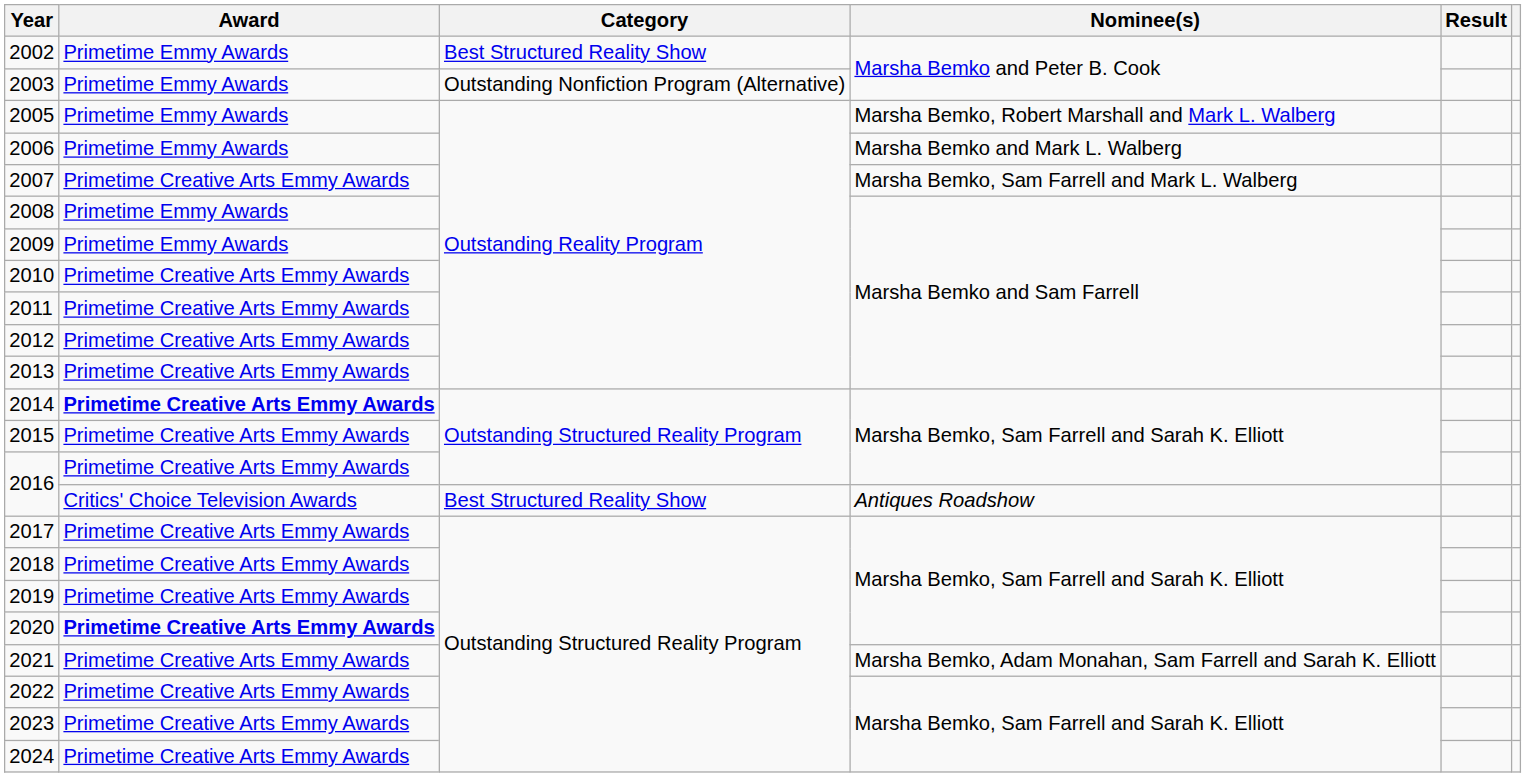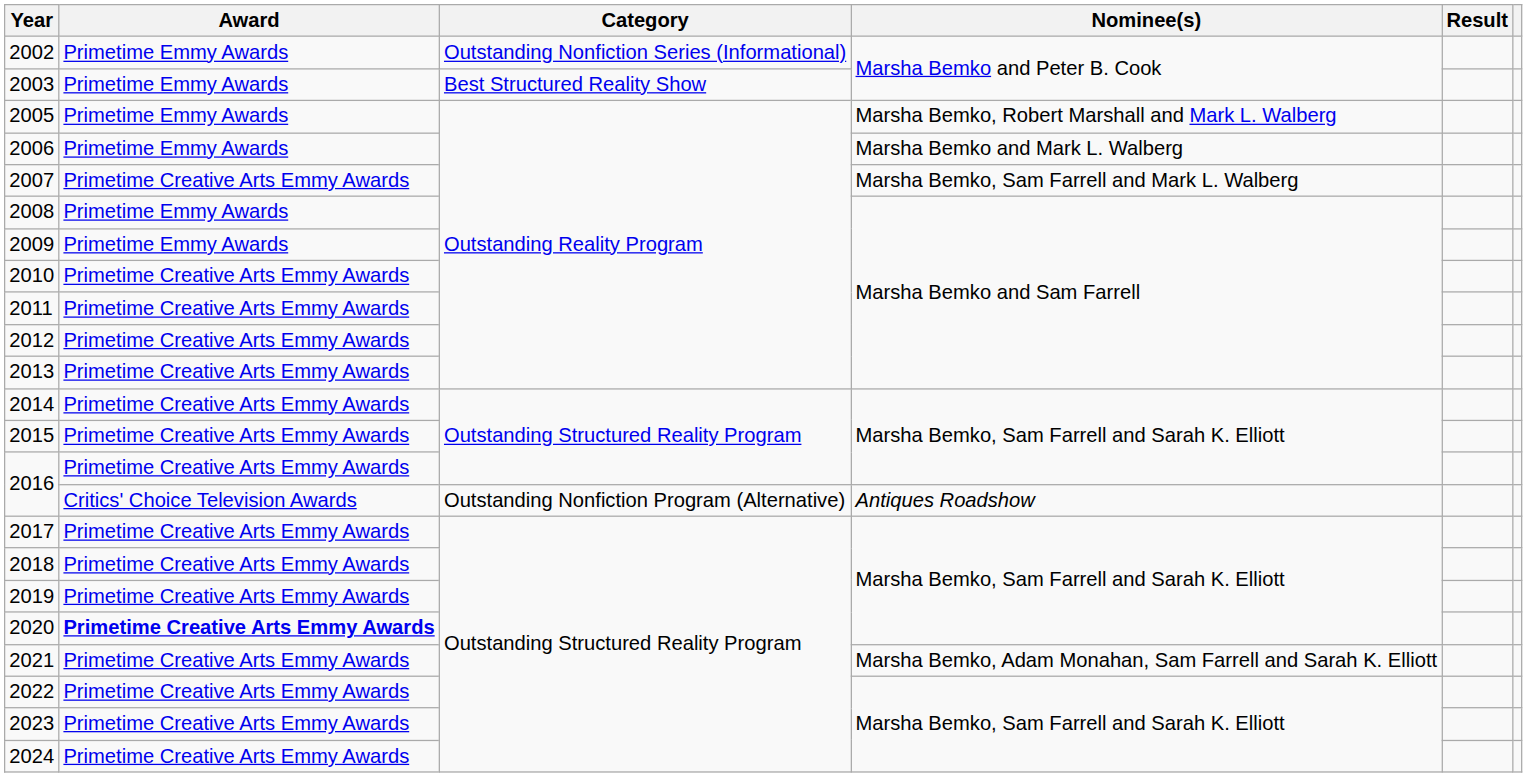(575, 52) Best Structured Reality Show -> (645, 52) Outstanding Nonfiction Series (Informational)
(645, 84) Outstanding Nonfiction Program (Alternative) -> (575, 84) Best Structured Reality Show
(249, 404) bold -> (236, 404) normal
(575, 500) Best Structured Reality Show -> (645, 500) Outstanding Nonfiction Program (Alternative)
